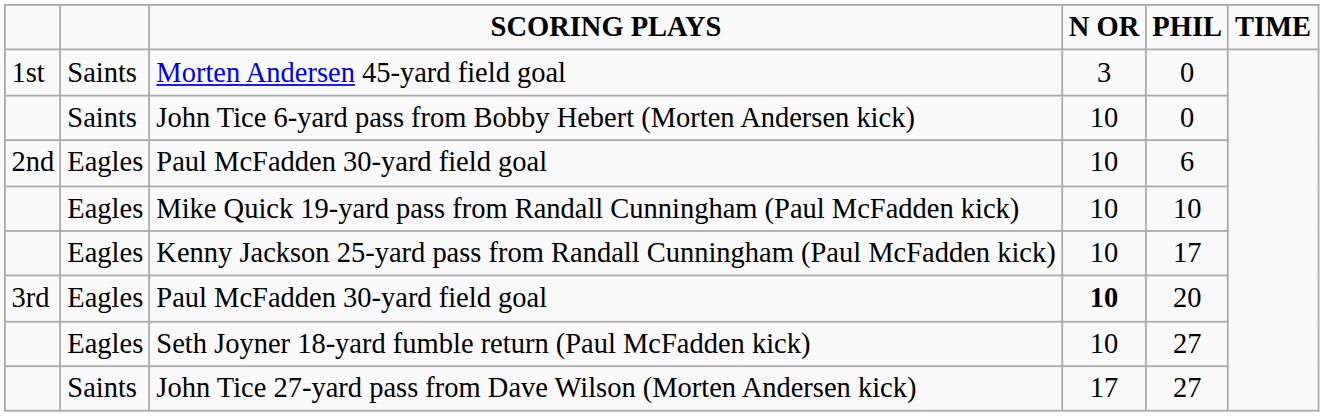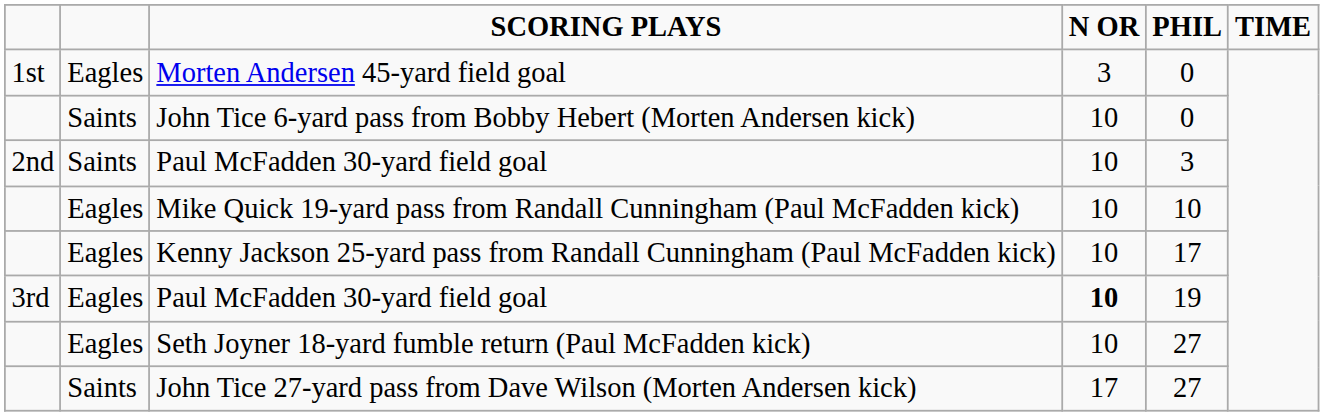(102, 72) Saints -> (105, 72) Eagles
(105, 162) Eagles -> (102, 162) Saints
(1187, 162) 6 -> (1187, 162) 3
(1187, 298) 20 -> (1187, 298) 19
